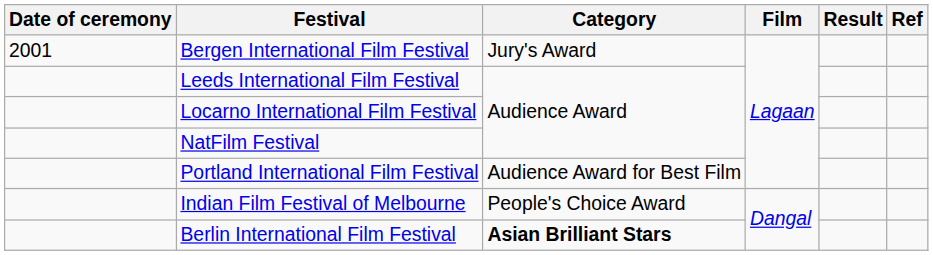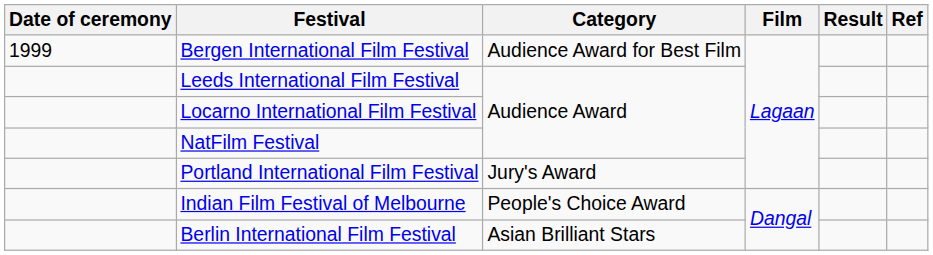(31, 50) 2001 -> (31, 50) 1999
(542, 50) Jury's Award -> (614, 50) Audience Award for Best Film
(614, 173) Audience Award for Best Film -> (542, 173) Jury's Award
(579, 234) bold -> (571, 234) normal
